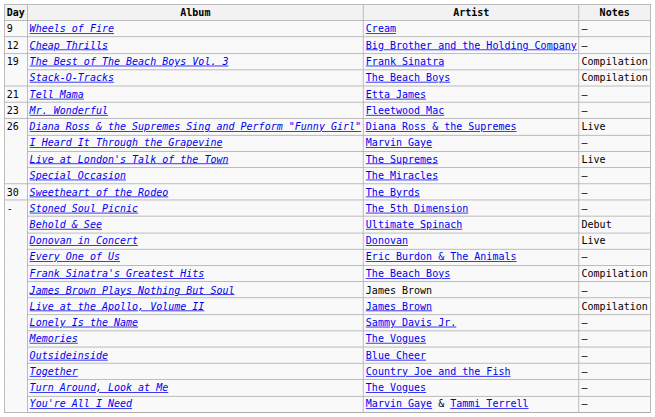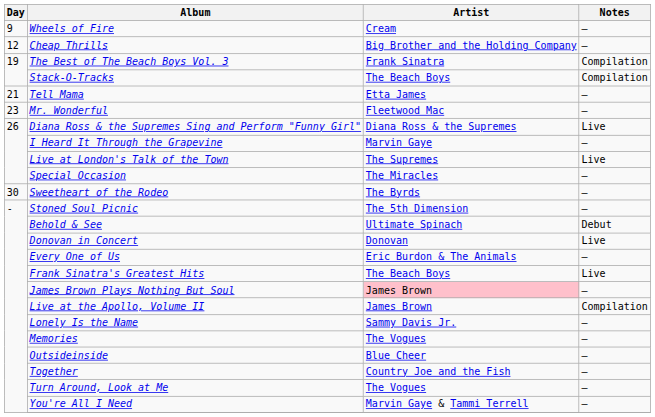(615, 274) Compilation -> (594, 274) Live
(399, 290) no background -> (399, 290) pink background
